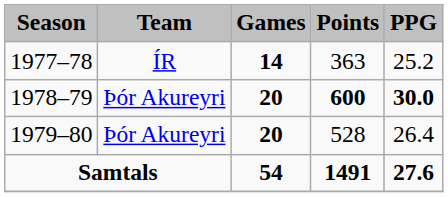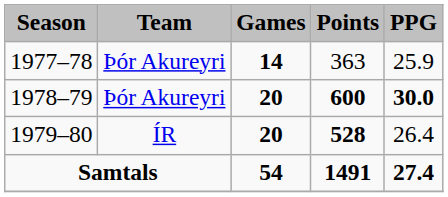(164, 60) ÍR -> (164, 60) Þór Akureyri
(414, 60) 25.2 -> (414, 60) 25.9
(164, 135) Þór Akureyri -> (164, 135) ÍR
(348, 135) normal -> (348, 135) bold
(414, 172) 27.6 -> (414, 172) 27.4
